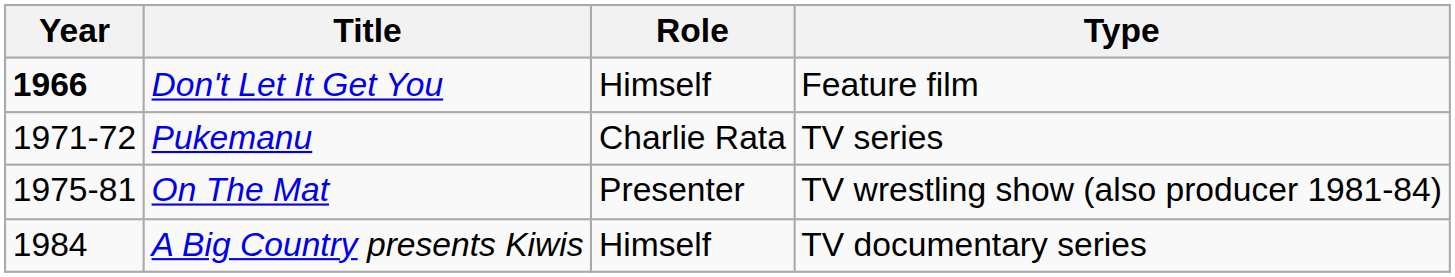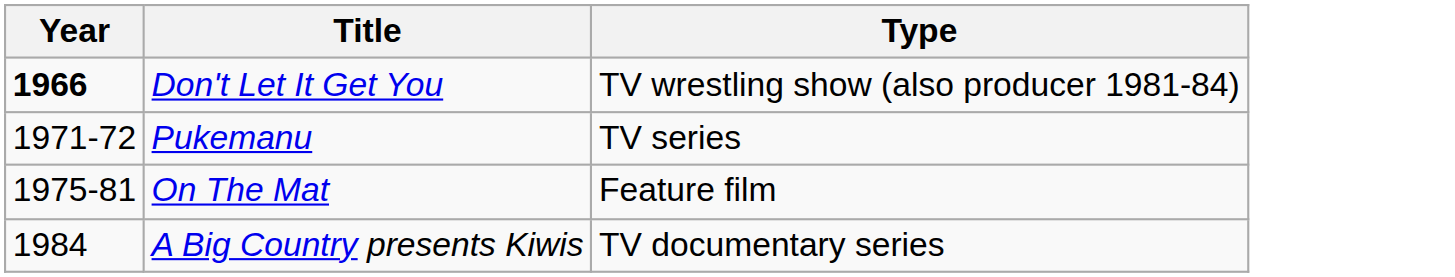- column: (692, 31)
(890, 84) Feature film -> (919, 84) TV wrestling show (also producer 1981-84)
(1122, 191) TV wrestling show (also producer 1981-84) -> (688, 191) Feature film
